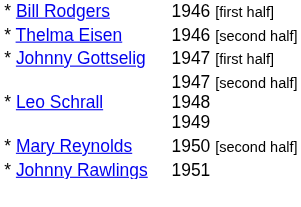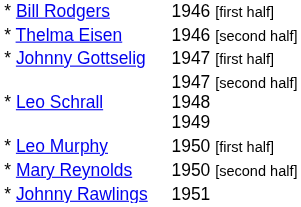+ row: (56, 146)
